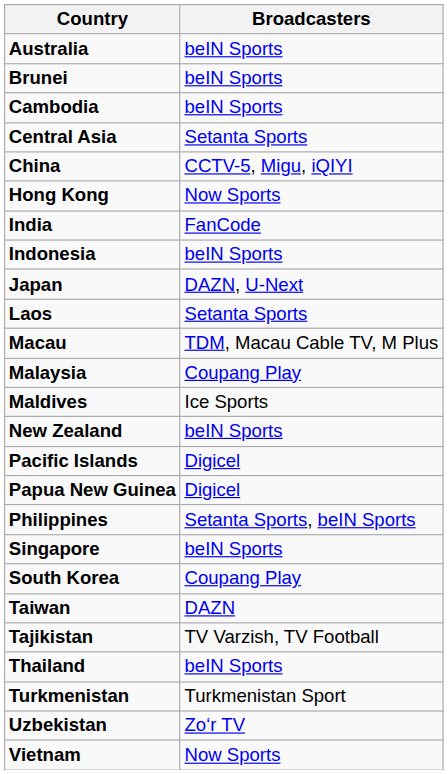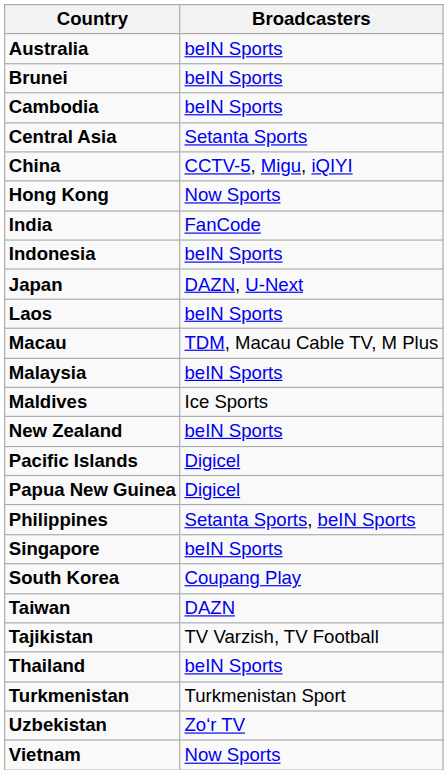(246, 313) Setanta Sports -> (234, 313) beIN Sports
(243, 372) Coupang Play -> (234, 372) beIN Sports
